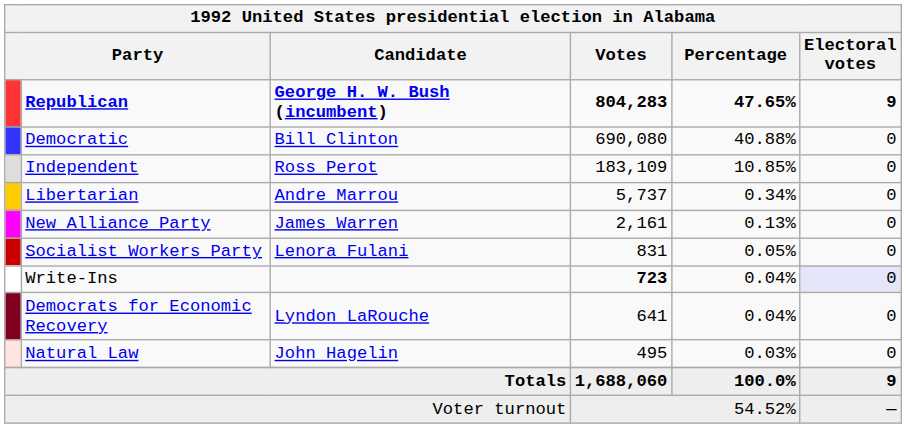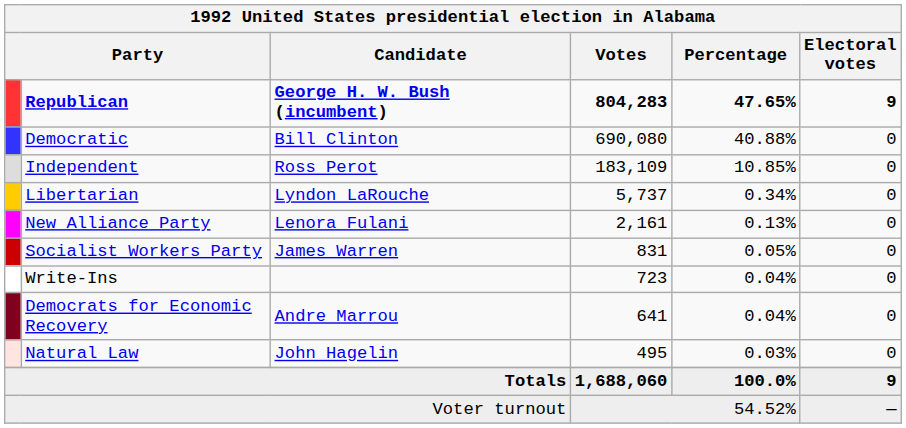(336, 196) Andre Marrou -> (352, 196) Lyndon LaRouche
(336, 224) James Warren -> (342, 224) Lenora Fulani
(342, 252) Lenora Fulani -> (336, 252) James Warren
(652, 280) bold -> (652, 280) normal
(891, 280) lavender background -> (891, 280) no background
(352, 317) Lyndon LaRouche -> (336, 317) Andre Marrou
